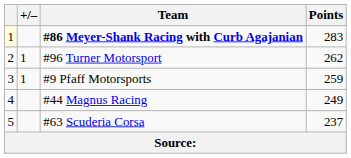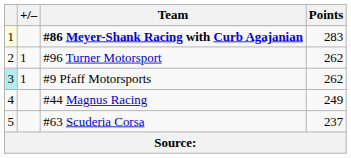(11, 79) no background -> (11, 79) paleturquoise background
(334, 79) 259 -> (334, 79) 262
